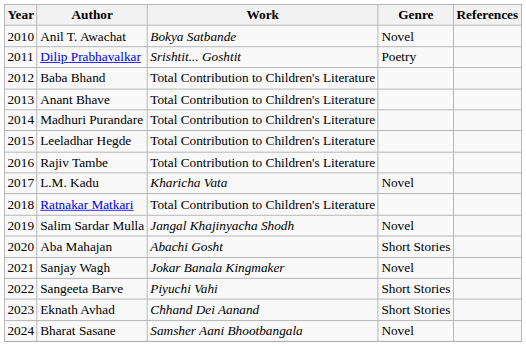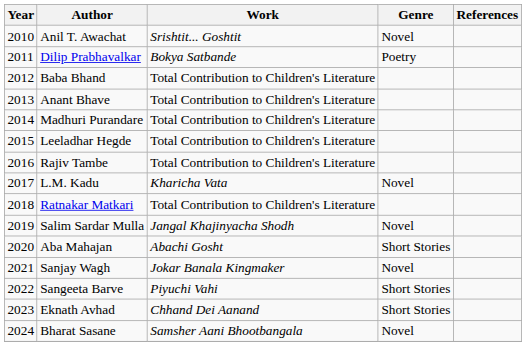(193, 36) Bokya Satbande -> (196, 36) Srishtit... Goshtit
(196, 57) Srishtit... Goshtit -> (193, 57) Bokya Satbande
